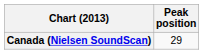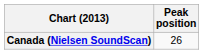(176, 40) 29 -> (176, 40) 26
